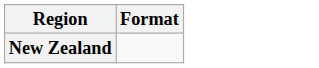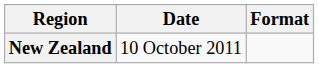+ column: (181, 18)
